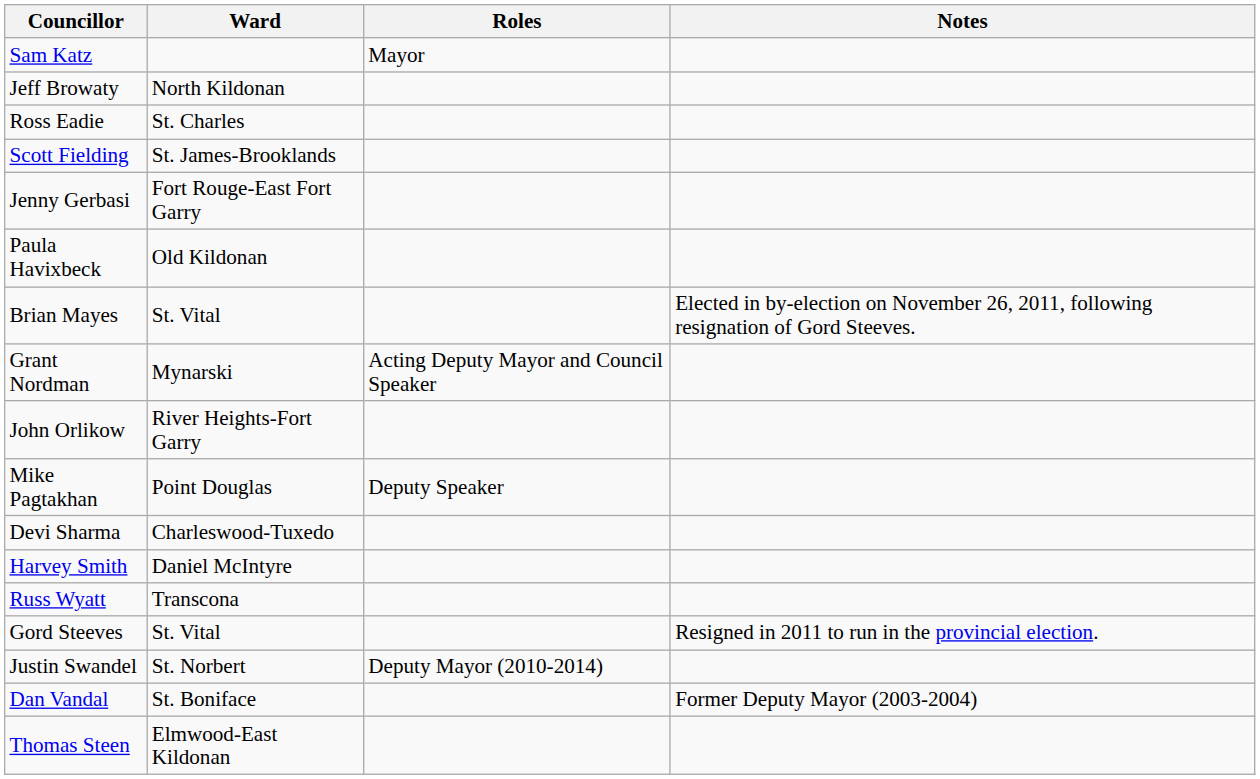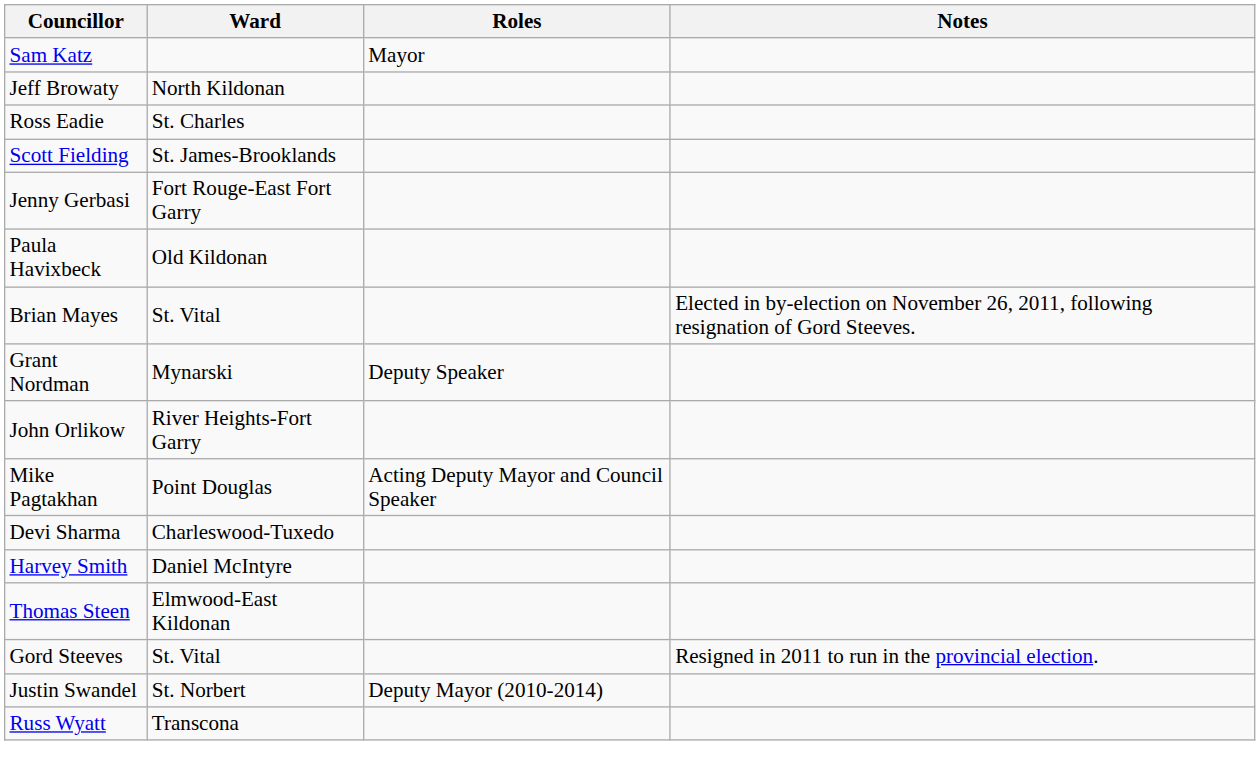(516, 372) Acting Deputy Mayor and Council Speaker -> (436, 372) Deputy Speaker
(436, 486) Deputy Speaker -> (516, 486) Acting Deputy Mayor and Council Speaker
rows swapped: (70, 745) <-> (58, 599)
- row: (59, 699)
